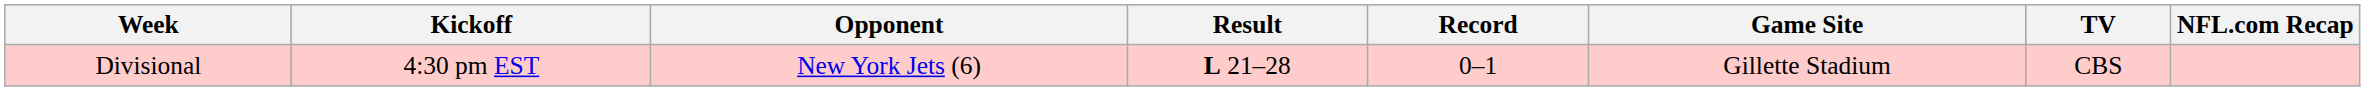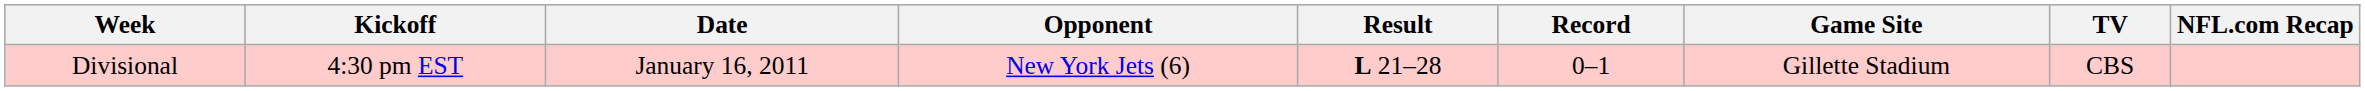+ column: (722, 24)
